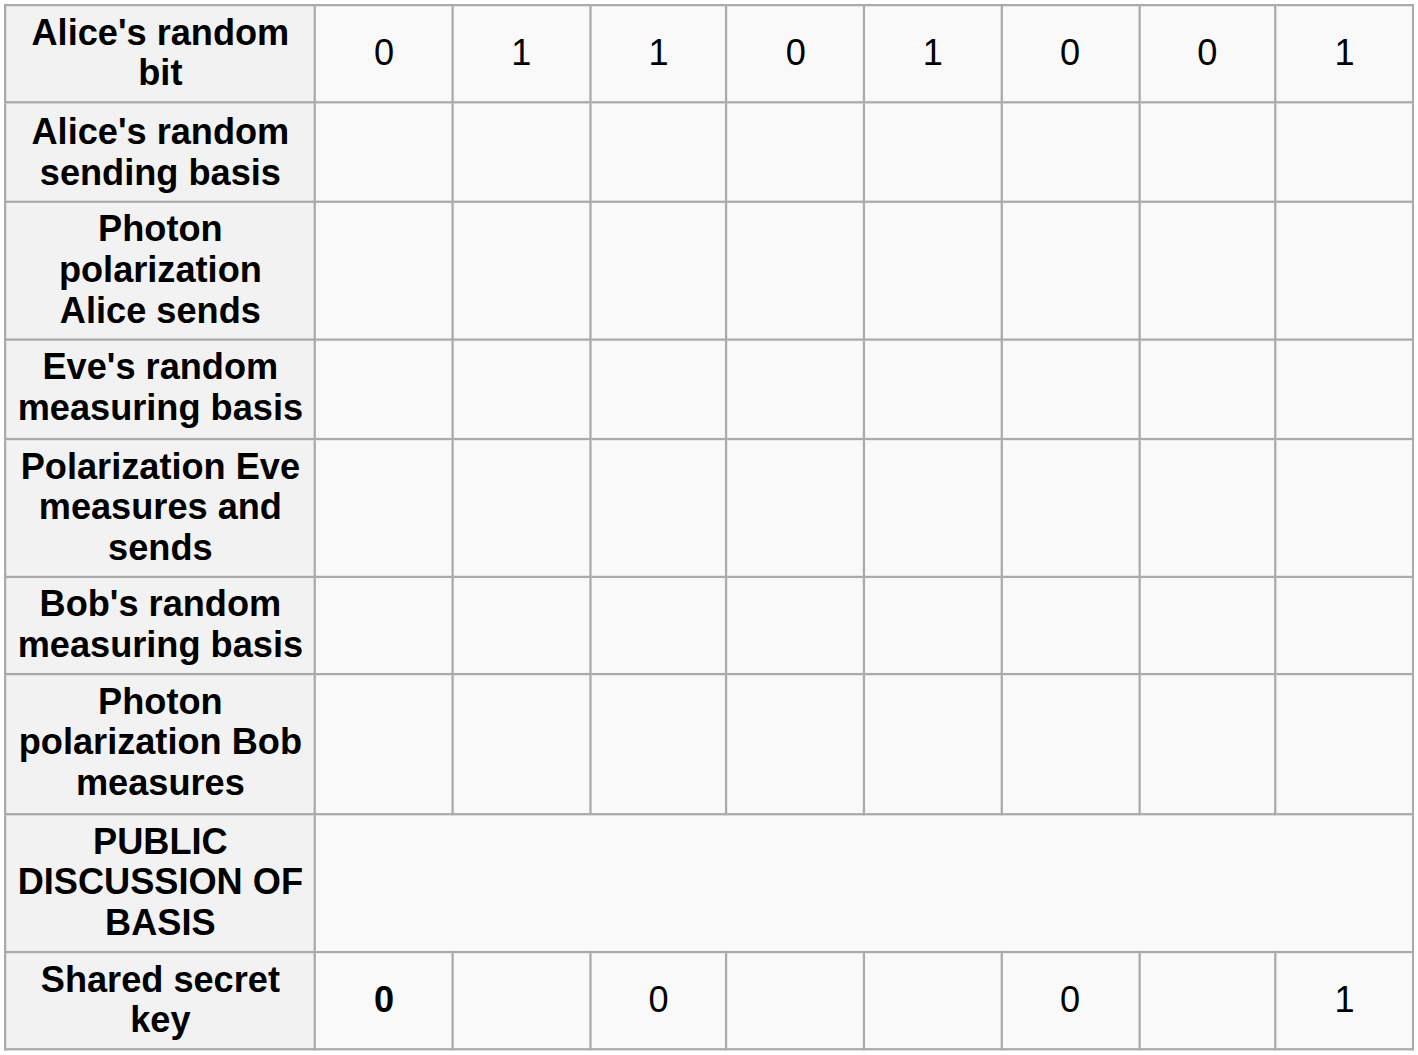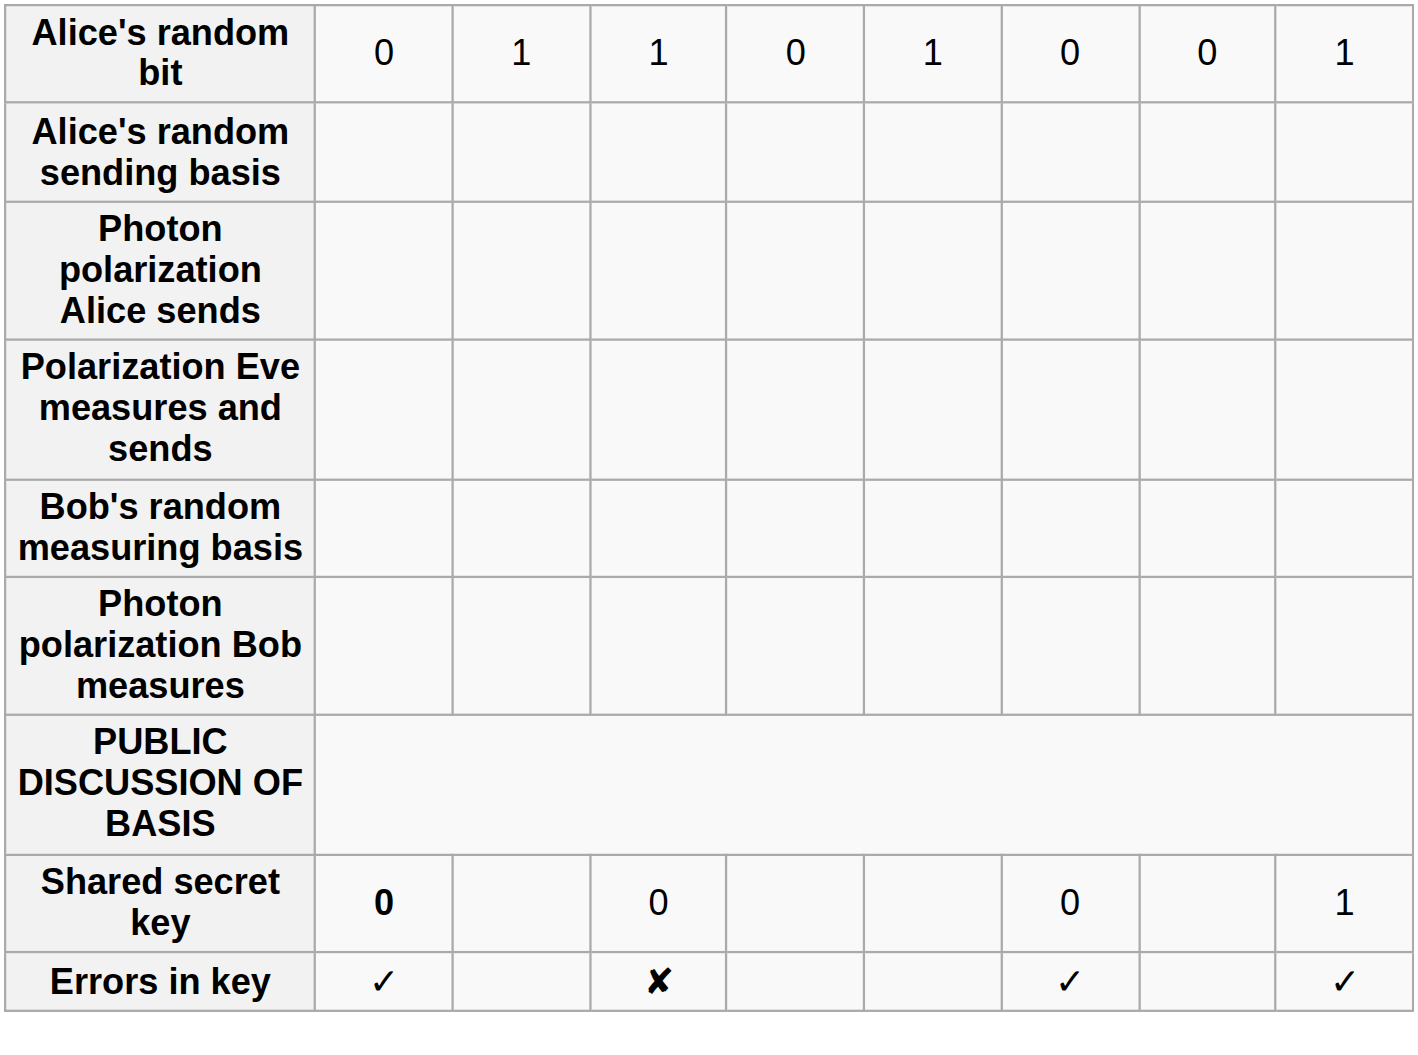- row: (160, 388)
+ row: (160, 981)
